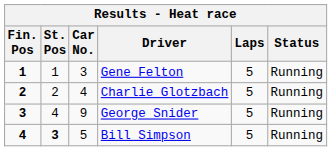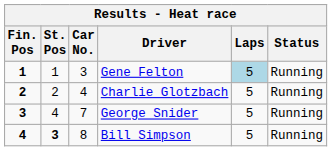(249, 72) no background -> (249, 72) lightblue background
(83, 114) 9 -> (83, 114) 7
(83, 135) 5 -> (83, 135) 8
